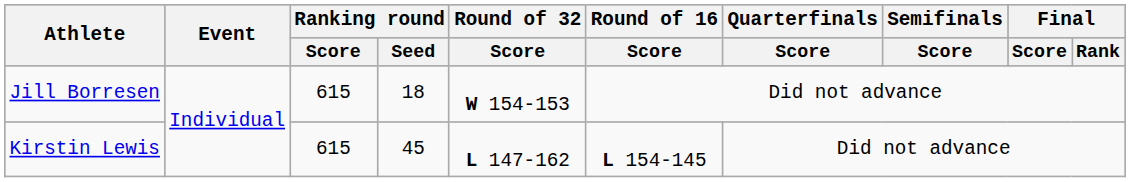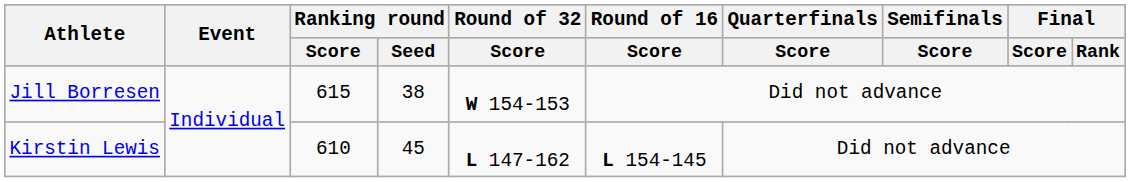(413, 93) 18 -> (413, 93) 38
(333, 149) 615 -> (333, 149) 610
